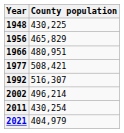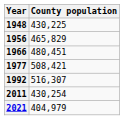(49, 53) 480,951 -> (49, 53) 480,451
- row: (17, 94)
